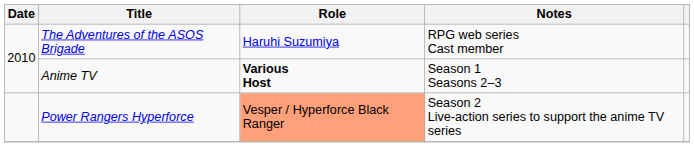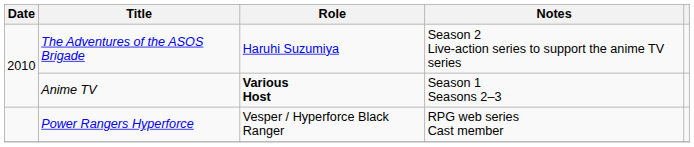(473, 41) RPG web series Cast member -> (546, 48) Season 2 Live-action series to support the anime TV series
(316, 117) lightsalmon background -> (316, 124) no background
(546, 117) Season 2 Live-action series to support the anime TV series -> (473, 124) RPG web series Cast member
